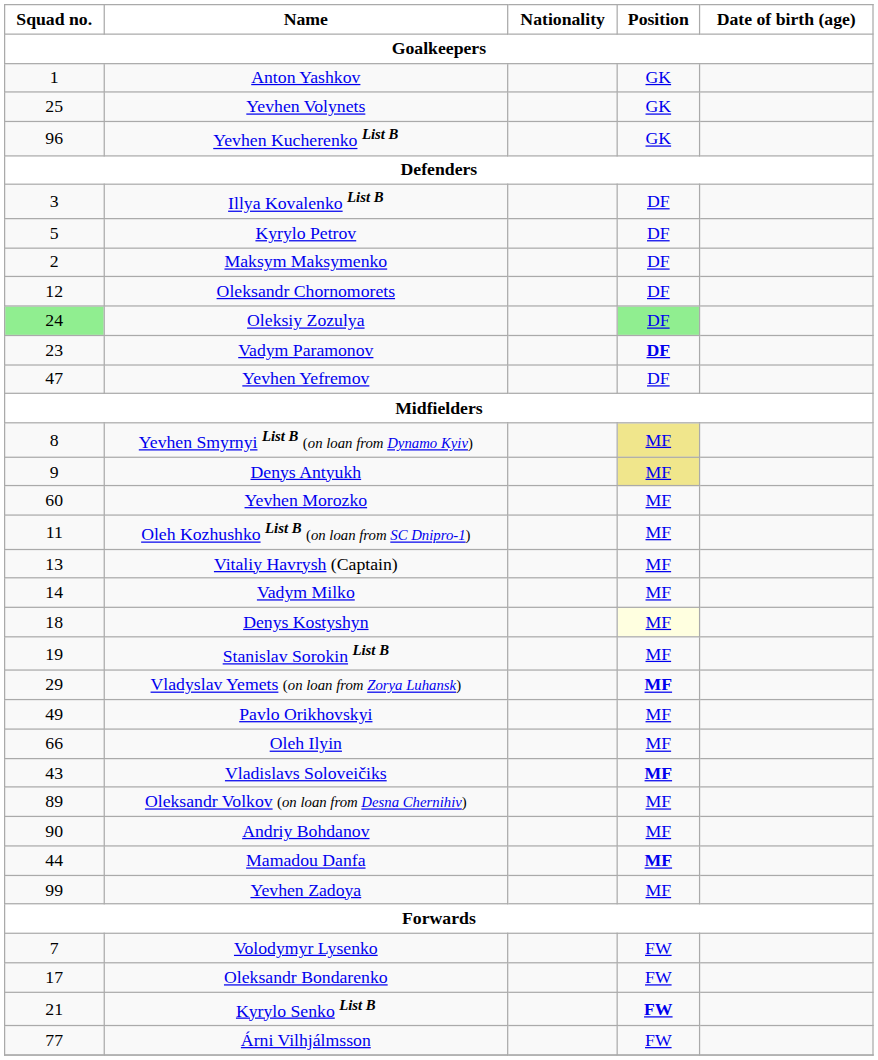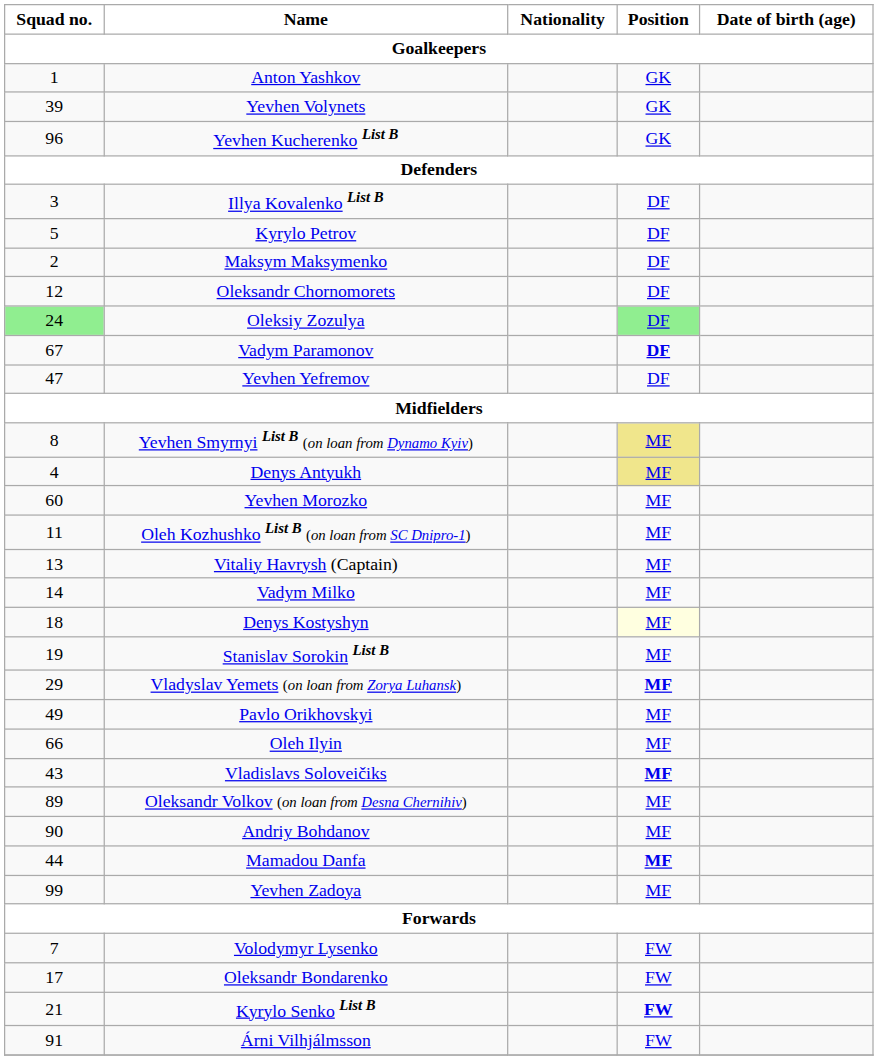(54, 107) 25 -> (54, 107) 39
(54, 350) 23 -> (54, 350) 67
(54, 471) 9 -> (54, 471) 4
(54, 1040) 77 -> (54, 1040) 91
